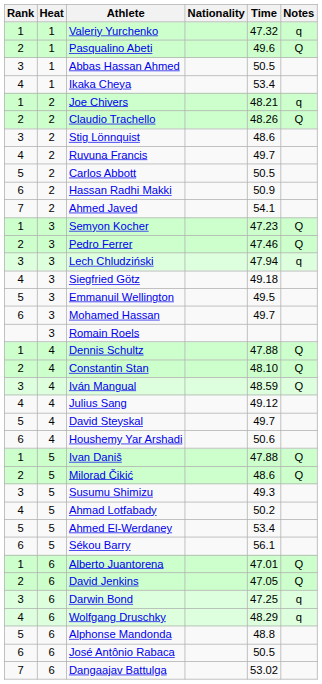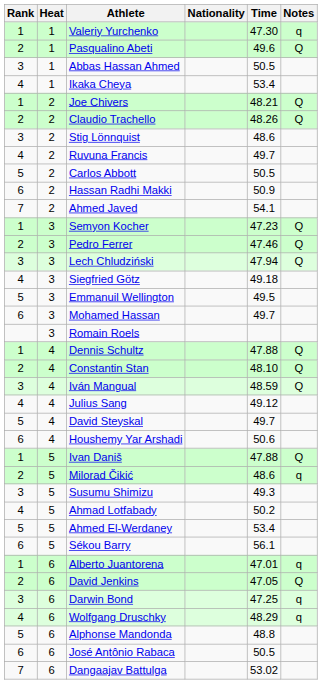(264, 31) 47.32 -> (264, 31) 47.30
(299, 102) q -> (299, 102) Q
(299, 262) q -> (299, 262) Q
(299, 475) Q -> (299, 475) q
(299, 564) Q -> (299, 564) q
